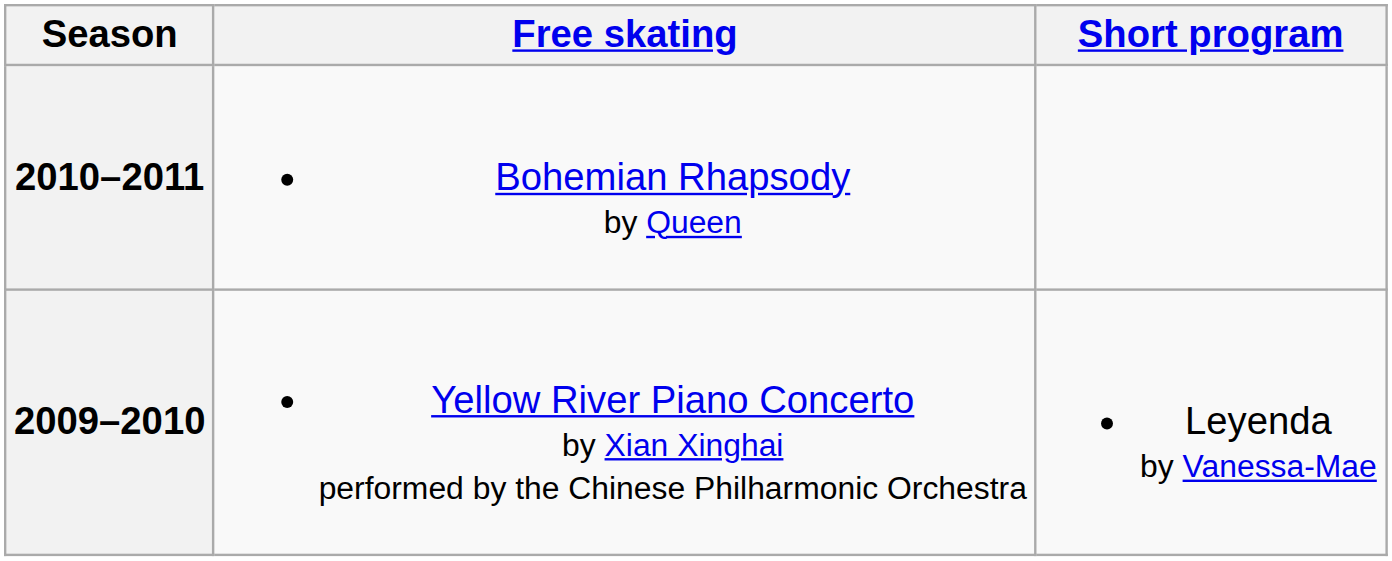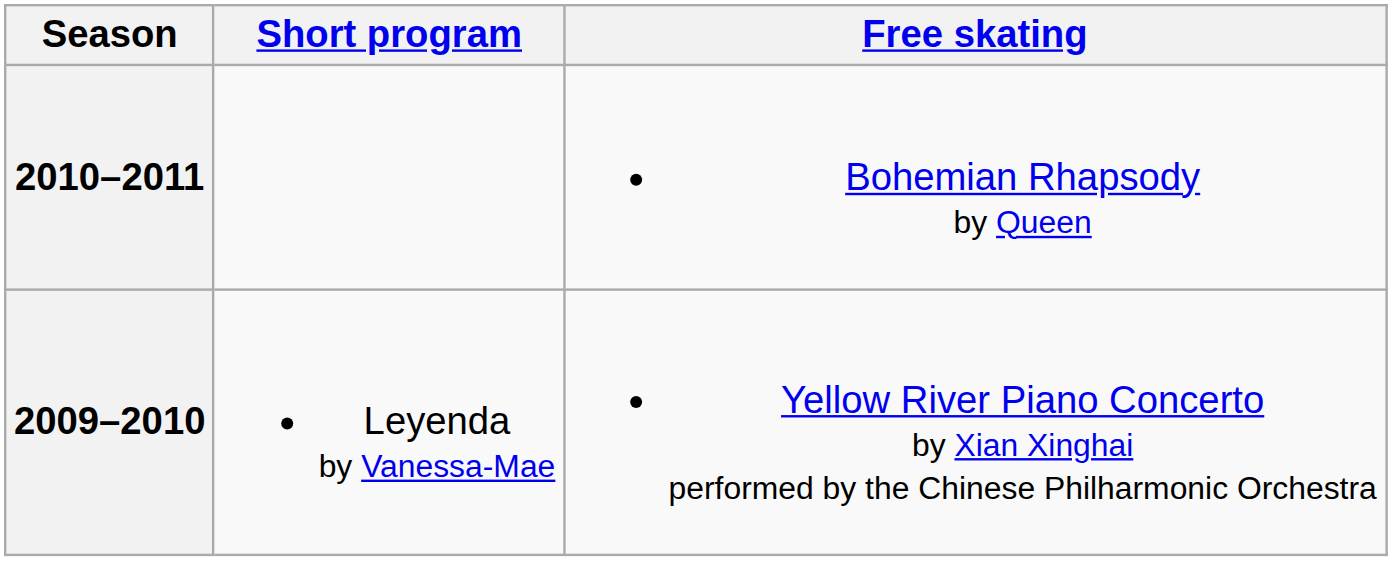columns swapped: (1211, 34) <-> (625, 34)
